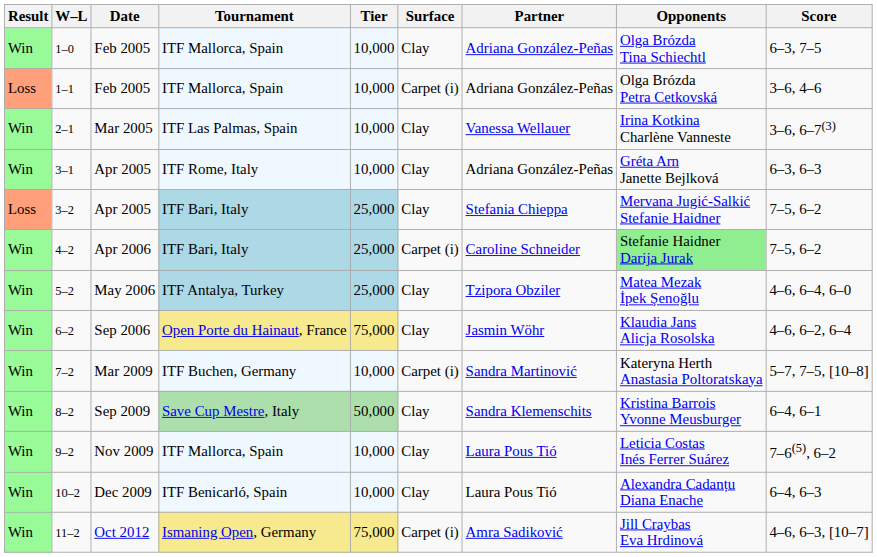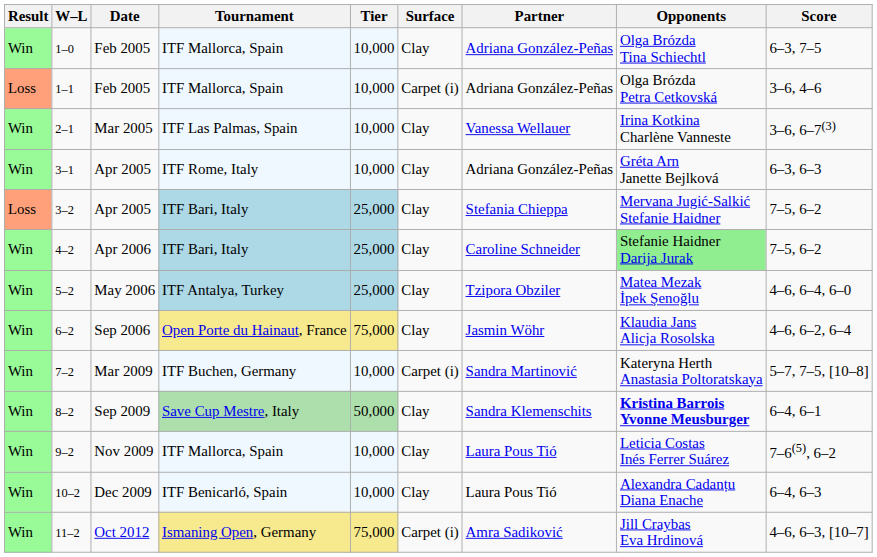(430, 249) Carpet (i) -> (415, 249) Clay
(680, 411) normal -> (685, 411) bold
